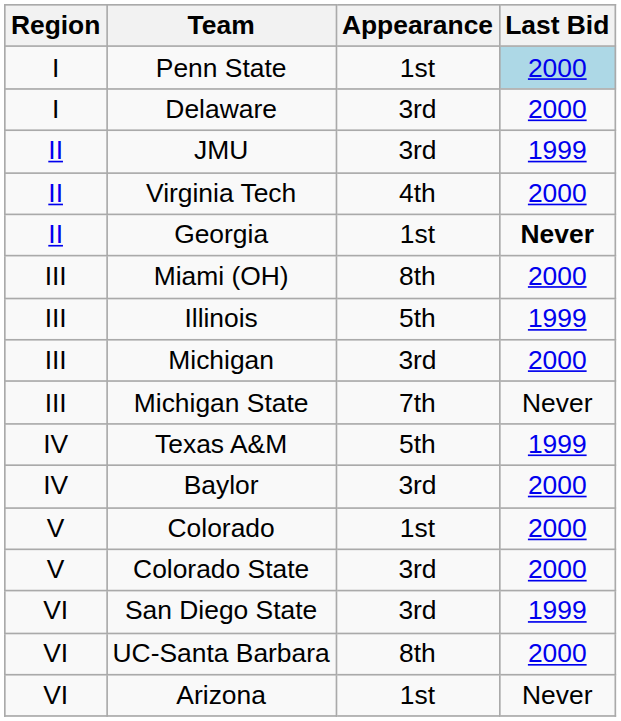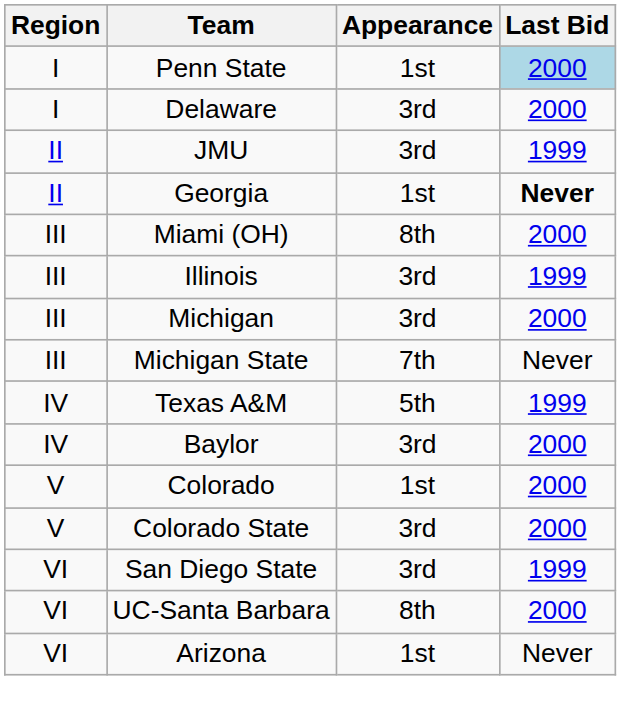- row: (221, 192)
(417, 318) 5th -> (417, 276) 3rd
